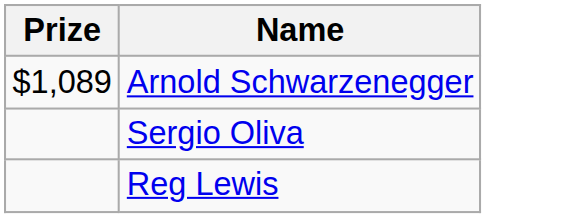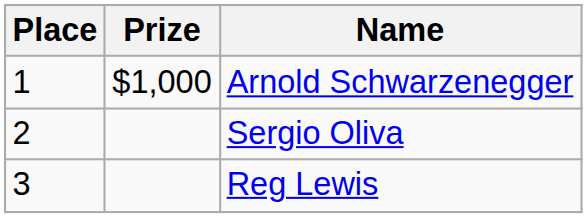+ column: (55, 30)
(62, 81) $1,089 -> (162, 81) $1,000
